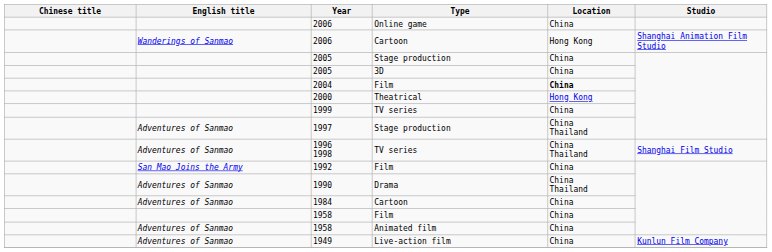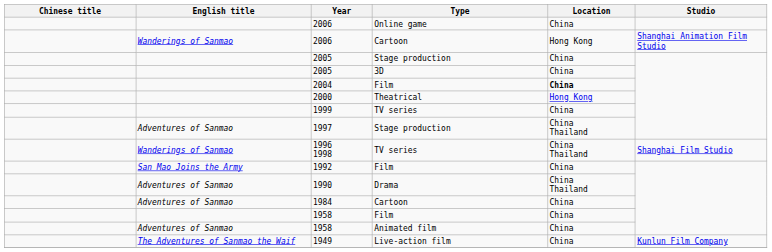(185, 150) Adventures of Sanmao -> (185, 150) Wanderings of Sanmao
(185, 241) Adventures of Sanmao -> (216, 241) The Adventures of Sanmao the Waif
